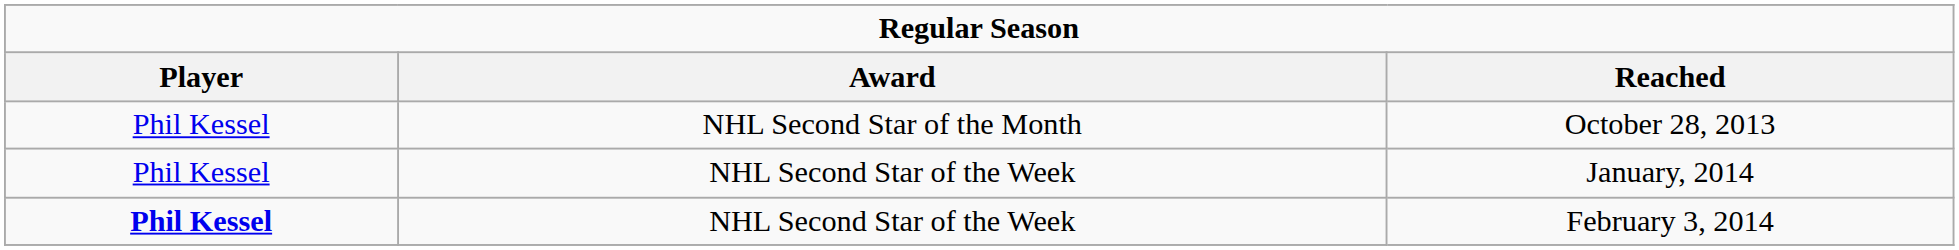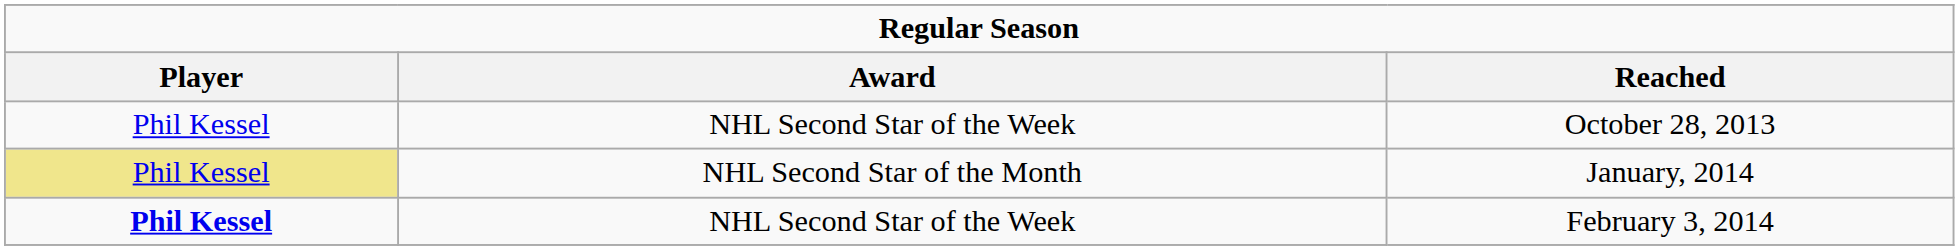(892, 124) NHL Second Star of the Month -> (892, 124) NHL Second Star of the Week
(201, 172) no background -> (201, 172) khaki background
(892, 172) NHL Second Star of the Week -> (892, 172) NHL Second Star of the Month
